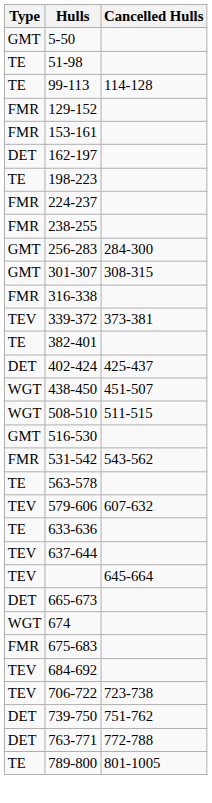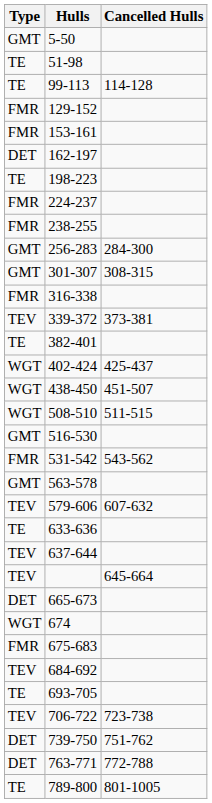(22, 366) DET -> (25, 366) WGT
(17, 483) TE -> (24, 483) GMT
+ row: (73, 693)
